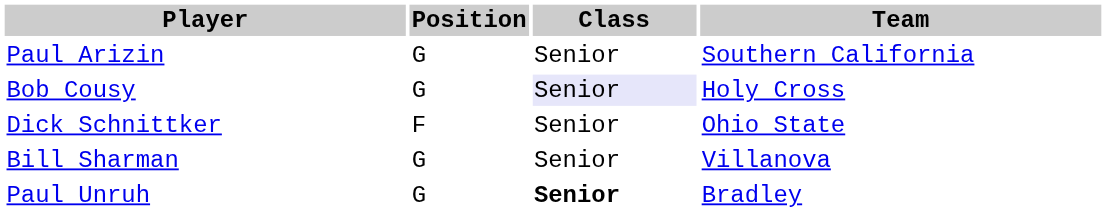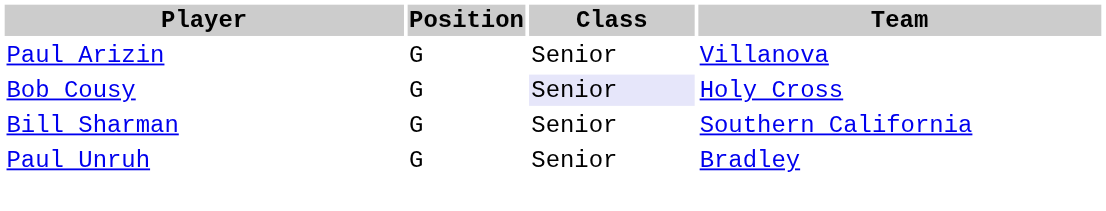(838, 55) Southern California -> (764, 55) Villanova
- row: (114, 125)
(766, 160) Villanova -> (836, 125) Southern California
(577, 195) bold -> (574, 160) normal
